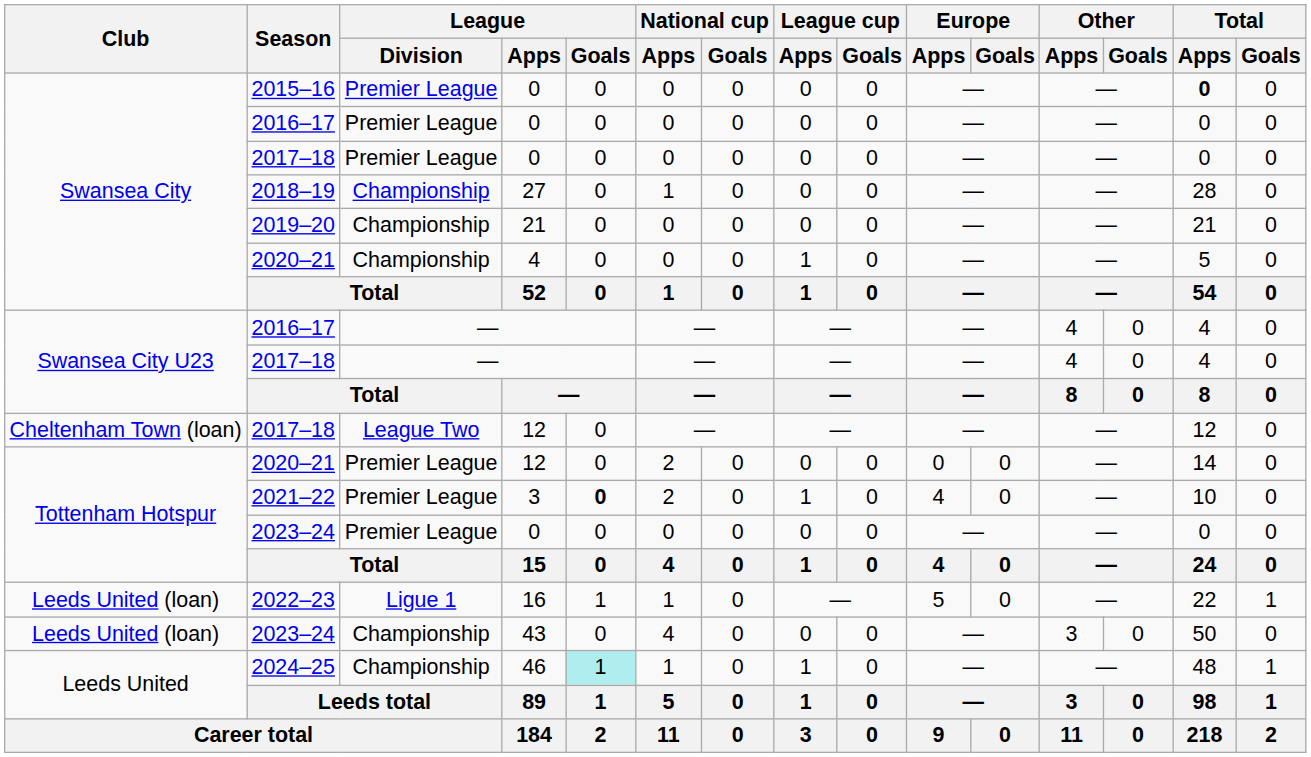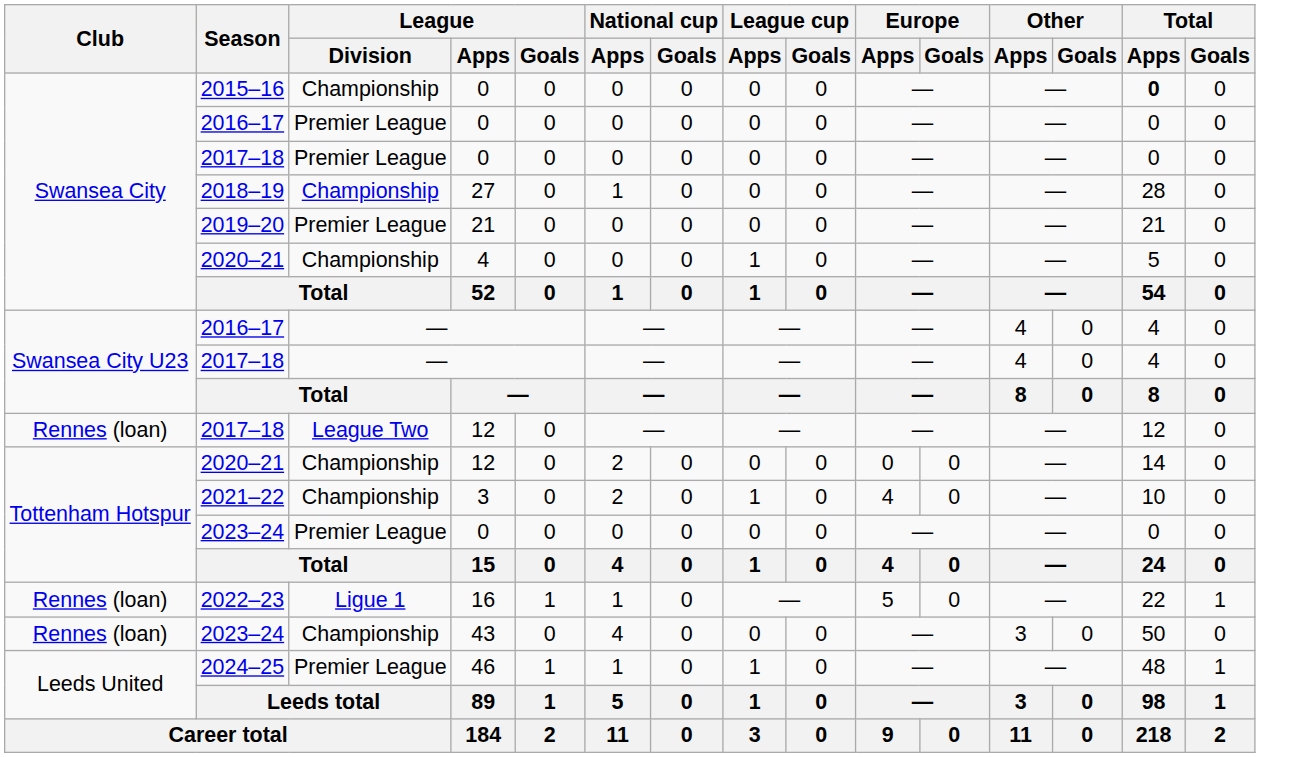(421, 89) Premier League -> (370, 89) Championship
(421, 225) Championship -> (370, 225) Premier League
(126, 429) Cheltenham Town (loan) -> (100, 429) Rennes (loan)
(421, 463) Premier League -> (370, 463) Championship
(421, 497) Premier League -> (370, 497) Championship
(601, 497) bold -> (550, 497) normal
(126, 599) Leeds United (loan) -> (100, 599) Rennes (loan)
(126, 633) Leeds United (loan) -> (100, 633) Rennes (loan)
(421, 667) Championship -> (370, 667) Premier League
(601, 667) paleturquoise background -> (550, 667) no background
